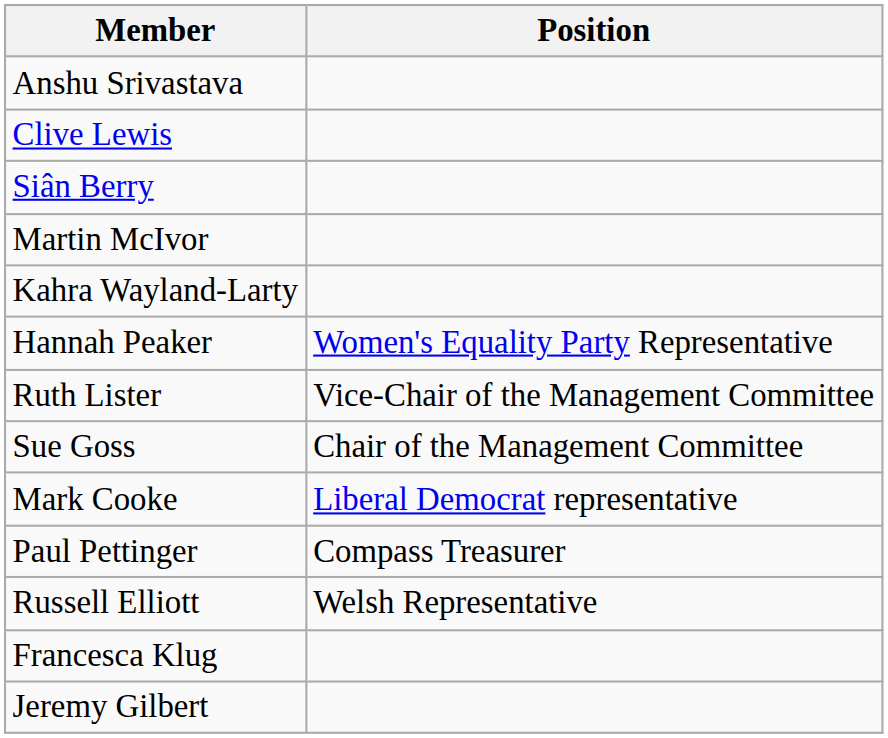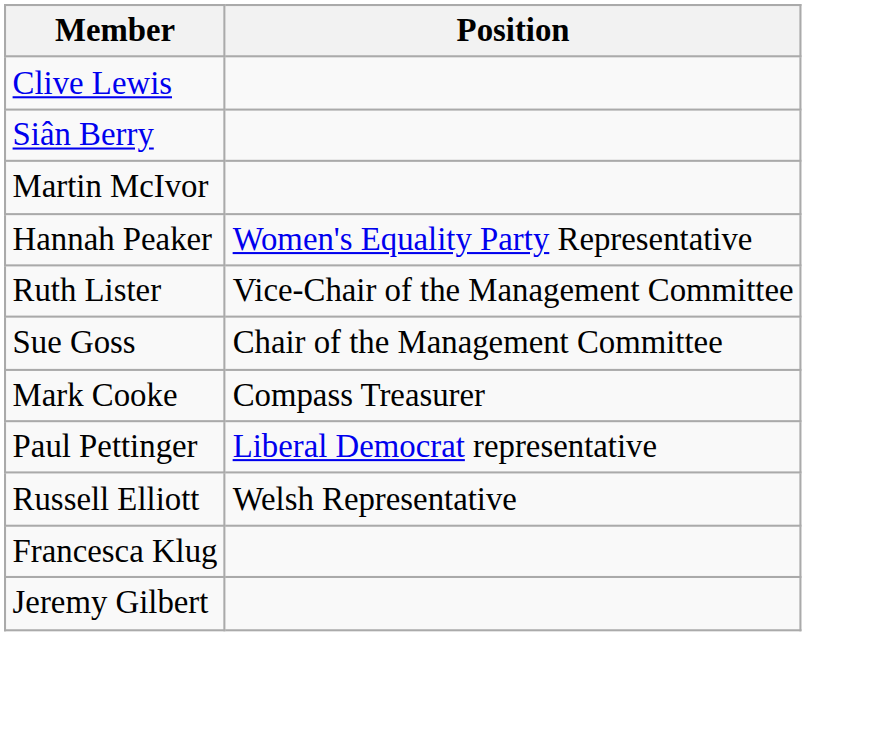- row: (128, 82)
- row: (155, 290)
(525, 498) Liberal Democrat representative -> (359, 394) Compass Treasurer
(439, 550) Compass Treasurer -> (445, 446) Liberal Democrat representative
